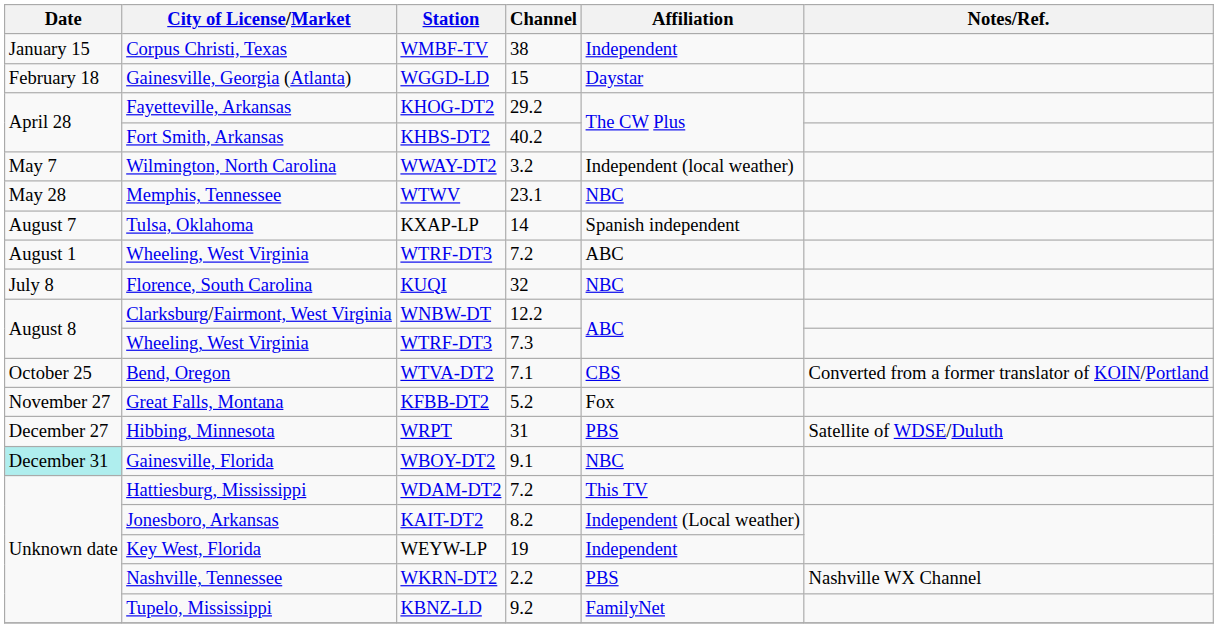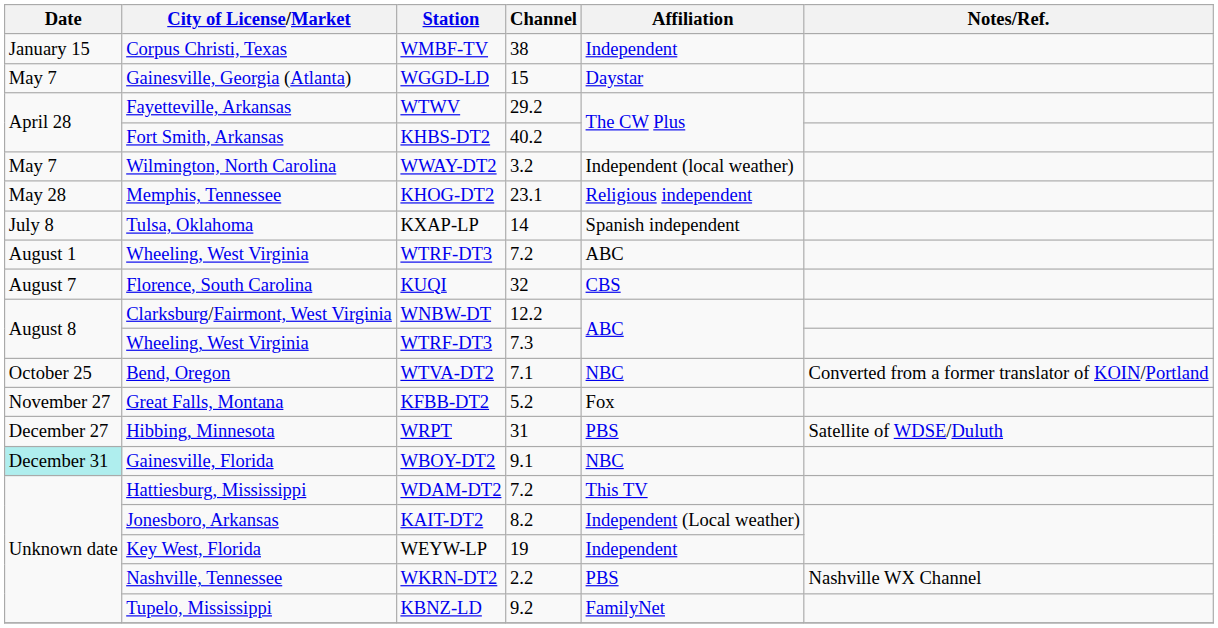(54, 78) February 18 -> (33, 78) May 7
(447, 107) KHOG-DT2 -> (430, 107) WTWV
(430, 195) WTWV -> (447, 195) KHOG-DT2
(605, 195) NBC -> (669, 195) Religious independent
(43, 225) August 7 -> (31, 225) July 8
(31, 284) July 8 -> (43, 284) August 7
(605, 284) NBC -> (603, 284) CBS
(603, 372) CBS -> (605, 372) NBC
